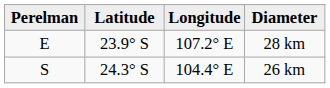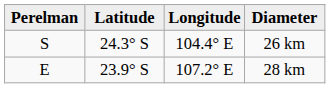rows swapped: (284, 43) <-> (284, 69)
